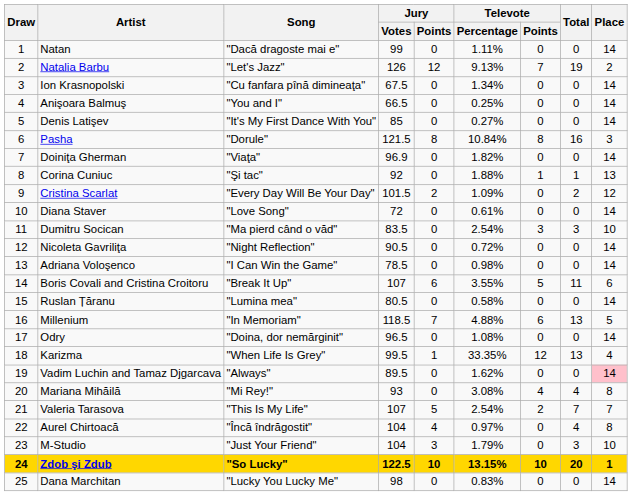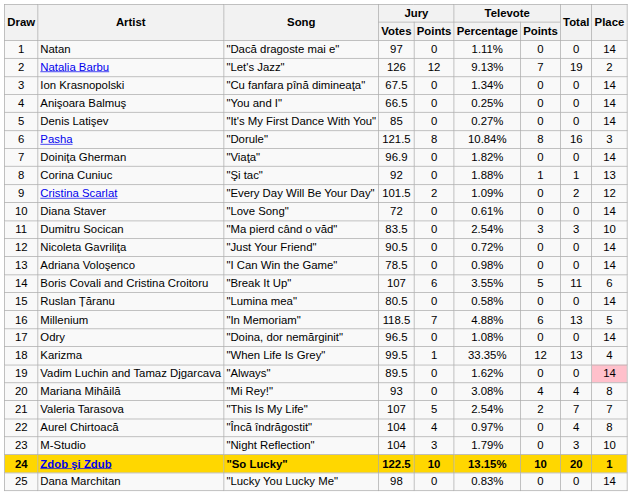(396, 49) 99 -> (396, 49) 97
(271, 247) "Night Reflection" -> (271, 247) "Just Your Friend"
(271, 445) "Just Your Friend" -> (271, 445) "Night Reflection"
